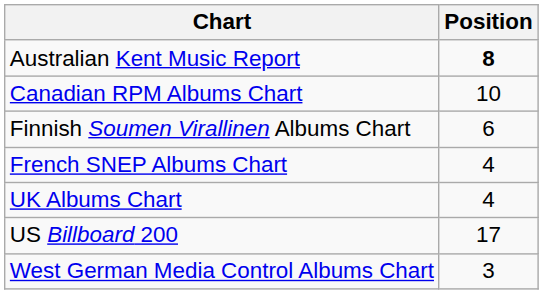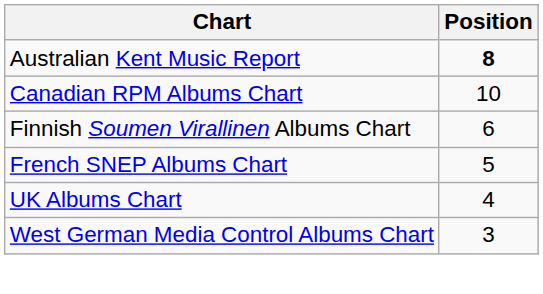(488, 164) 4 -> (488, 164) 5
- row: (94, 235)
